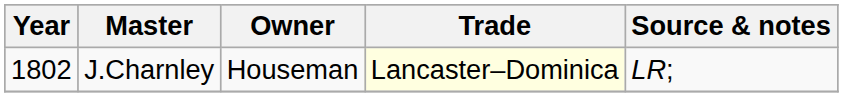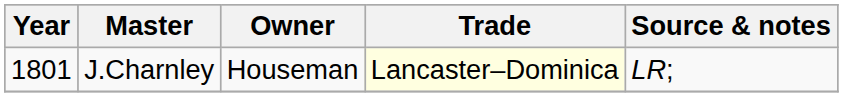(41, 69) 1802 -> (41, 69) 1801
